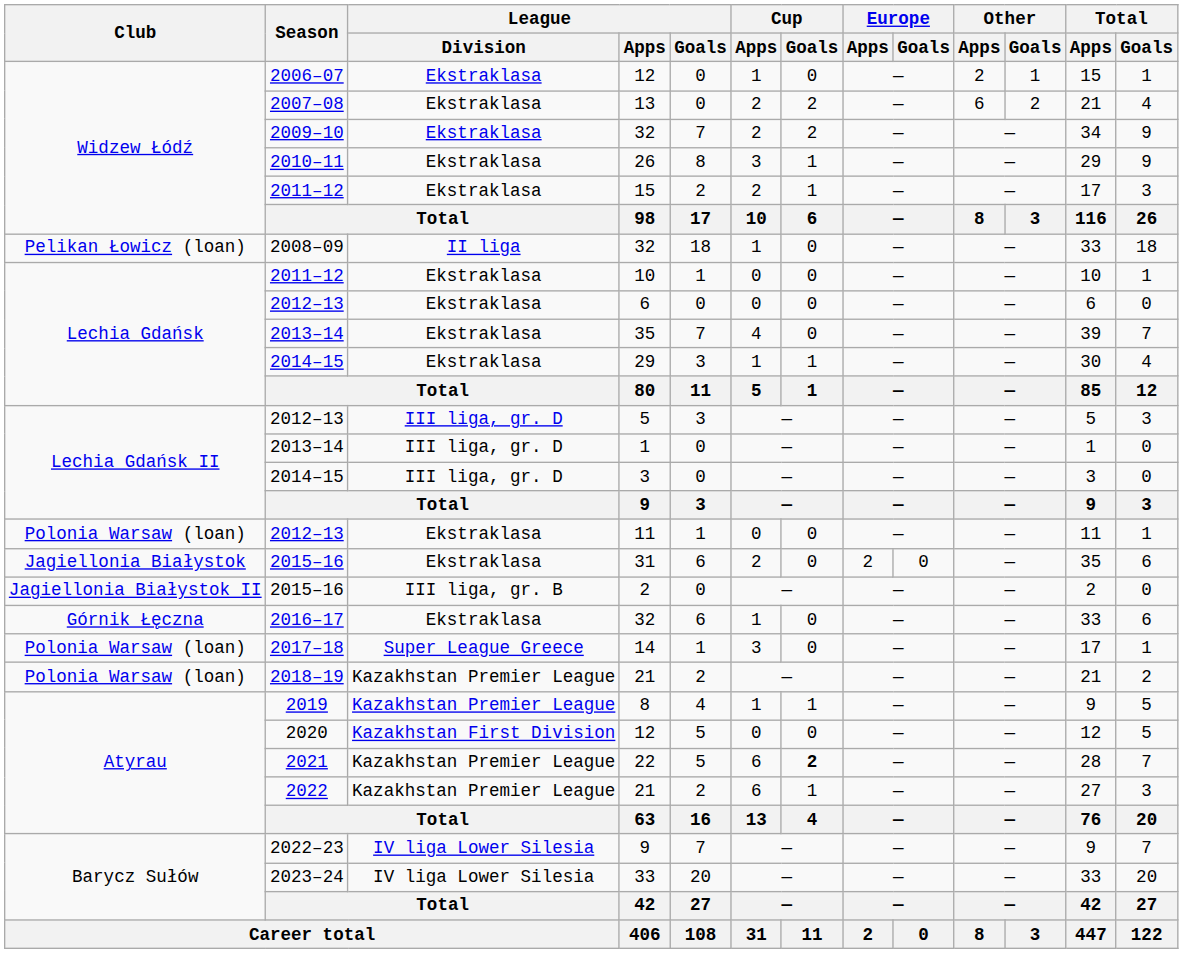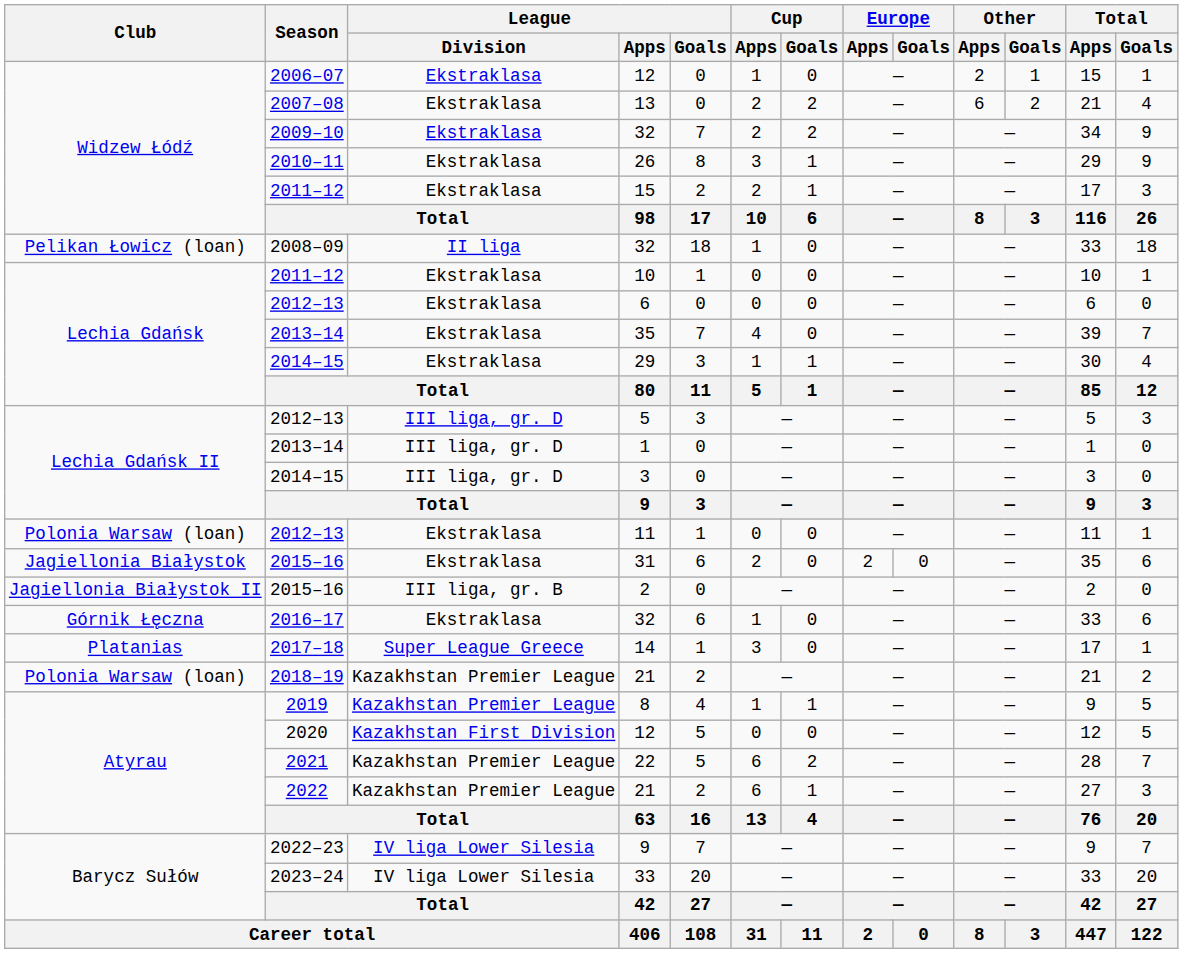(135, 648) Polonia Warsaw (loan) -> (135, 648) Platanias
(812, 763) bold -> (812, 763) normal
